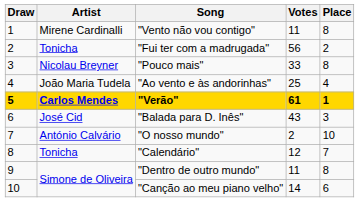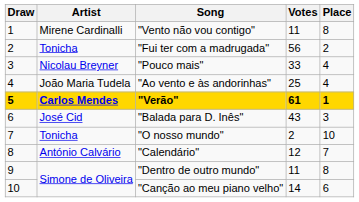(326, 65) 8 -> (326, 65) 4
(80, 135) António Calvário -> (59, 135) Tonicha
(59, 153) Tonicha -> (80, 153) António Calvário
